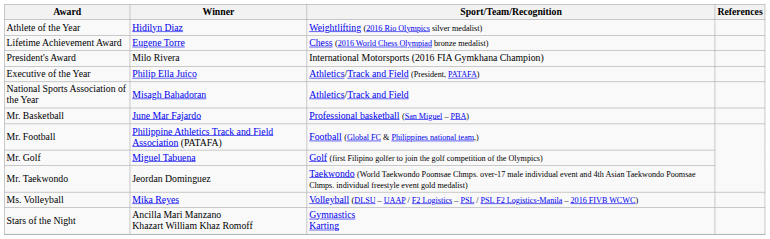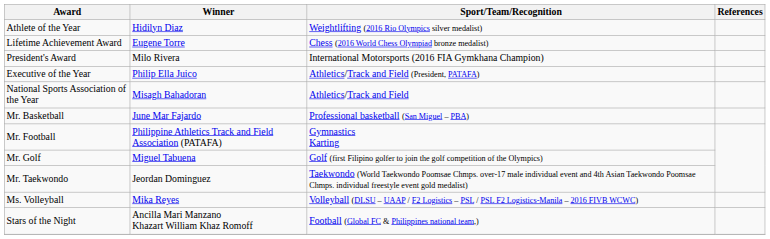(394, 137) Football (Global FC & Philippines national team,) -> (332, 137) Gymnastics Karting
(332, 220) Gymnastics Karting -> (394, 220) Football (Global FC & Philippines national team,)
